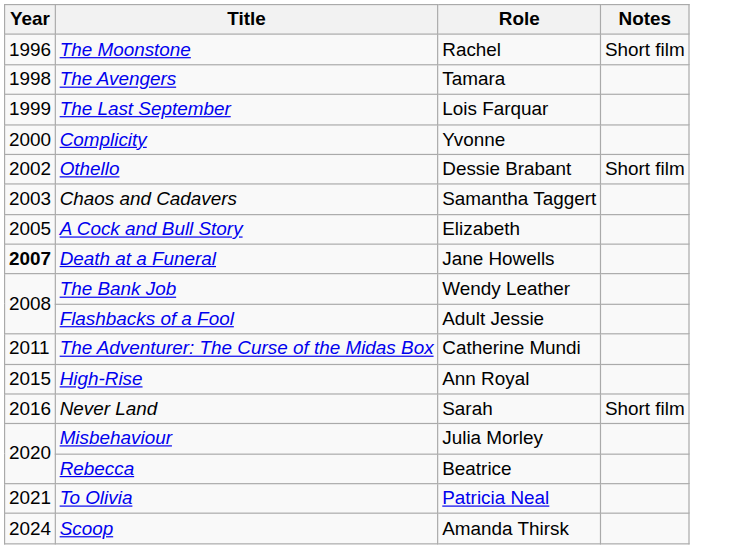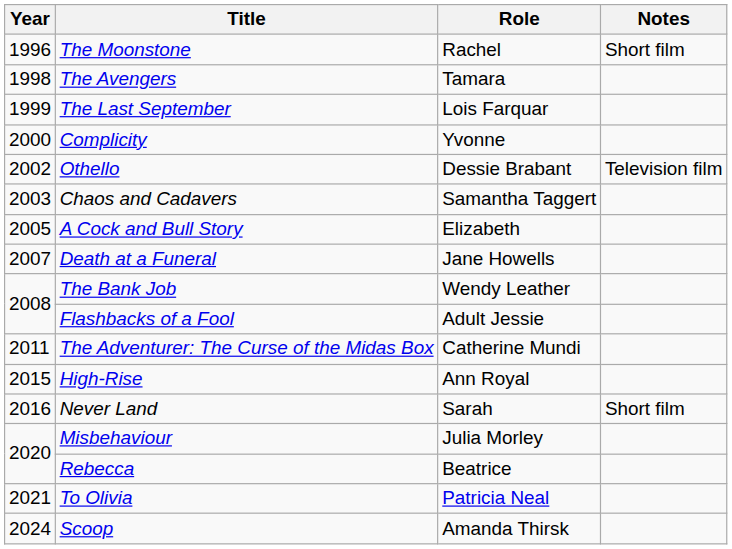(645, 169) Short film -> (664, 169) Television film
(30, 259) bold -> (30, 259) normal
